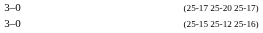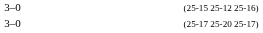rows swapped: (221, 8) <-> (221, 24)
